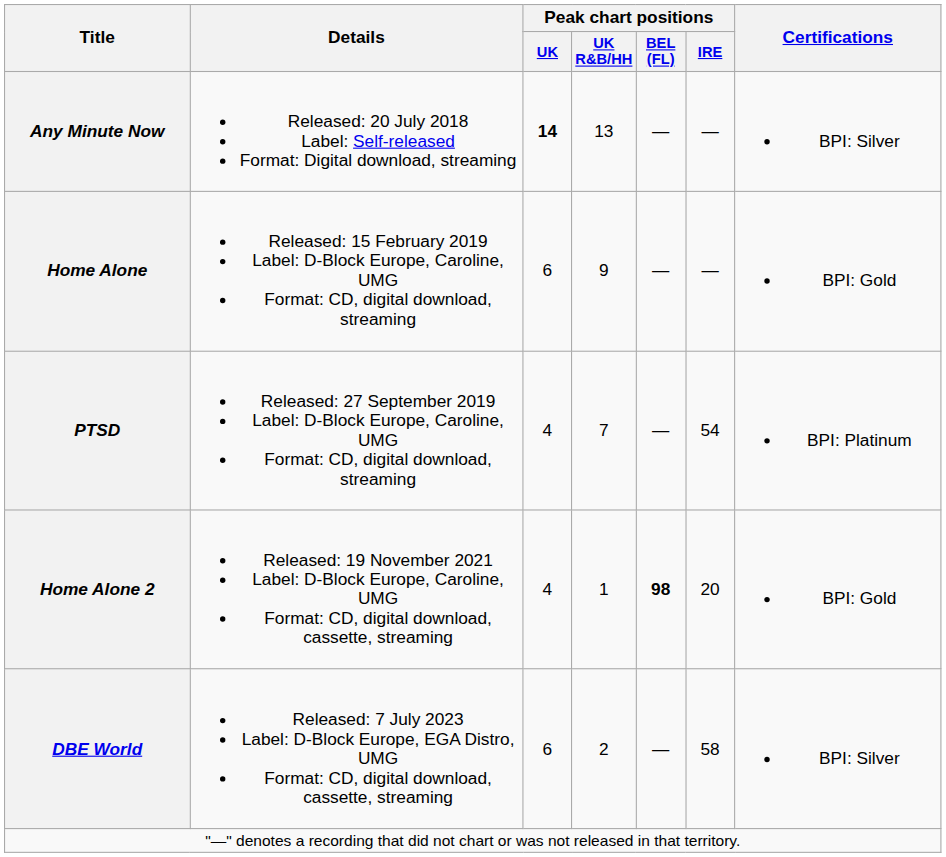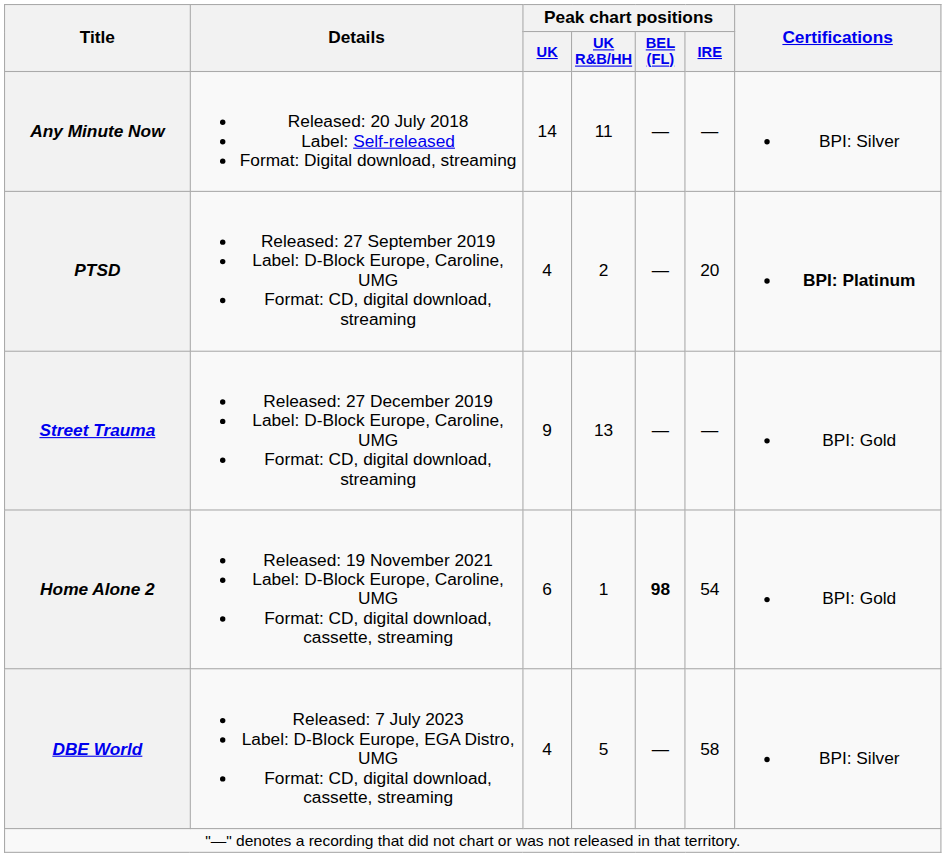(547, 131) bold -> (547, 131) normal
(604, 131) 13 -> (604, 131) 11
- row: (97, 271)
(604, 430) 7 -> (604, 271) 2
(710, 430) 54 -> (710, 271) 20
(838, 440) normal -> (838, 281) bold
+ row: (97, 430)
(547, 589) 4 -> (547, 589) 6
(710, 589) 20 -> (710, 589) 54
(547, 748) 6 -> (547, 748) 4
(604, 748) 2 -> (604, 748) 5
